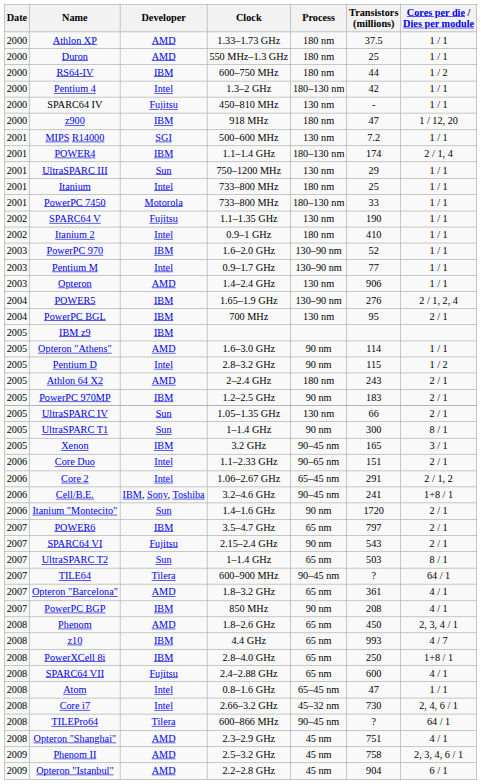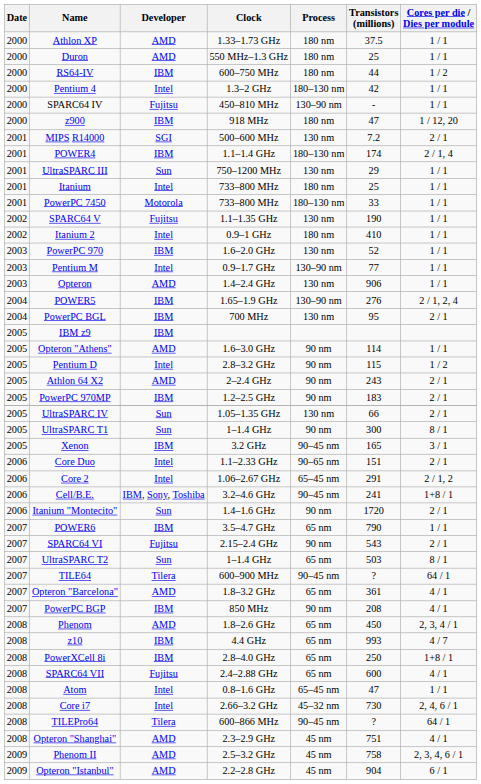(319, 105) 130 nm -> (319, 105) 130–90 nm
(439, 137) 1 / 1 -> (439, 137) 2 / 1
(319, 251) 130–90 nm -> (319, 251) 130 nm
(319, 381) 180 nm -> (319, 381) 90 nm
(374, 527) 797 -> (374, 527) 790
(439, 527) 2 / 1 -> (439, 527) 1 / 1
